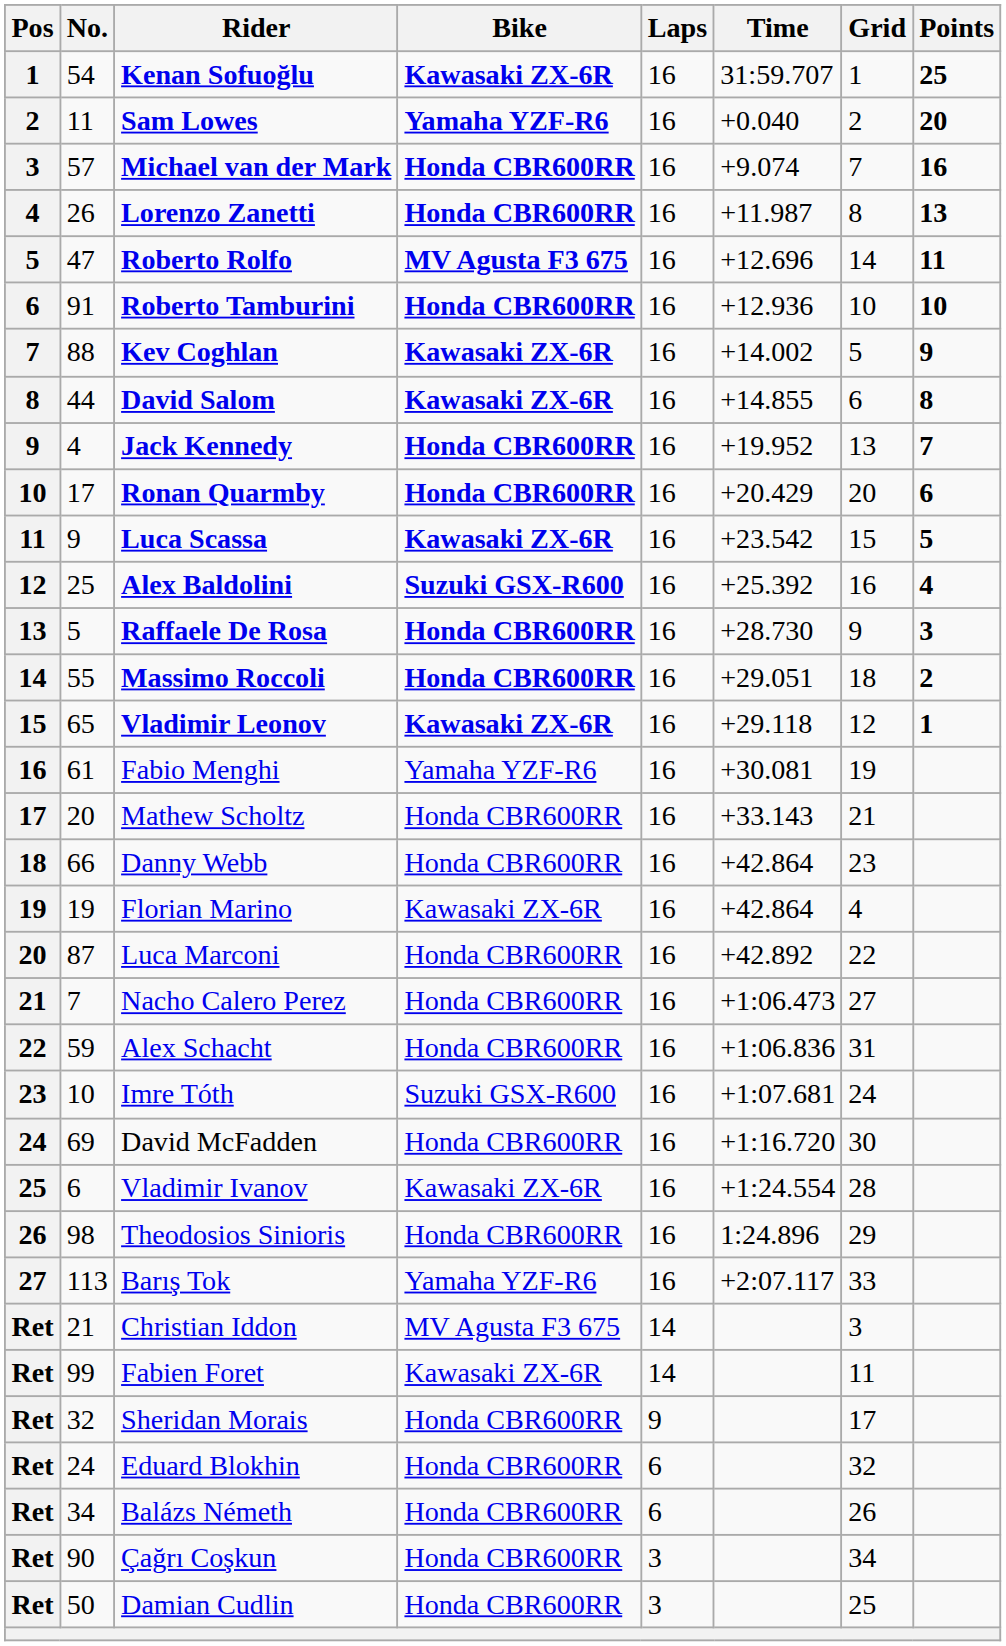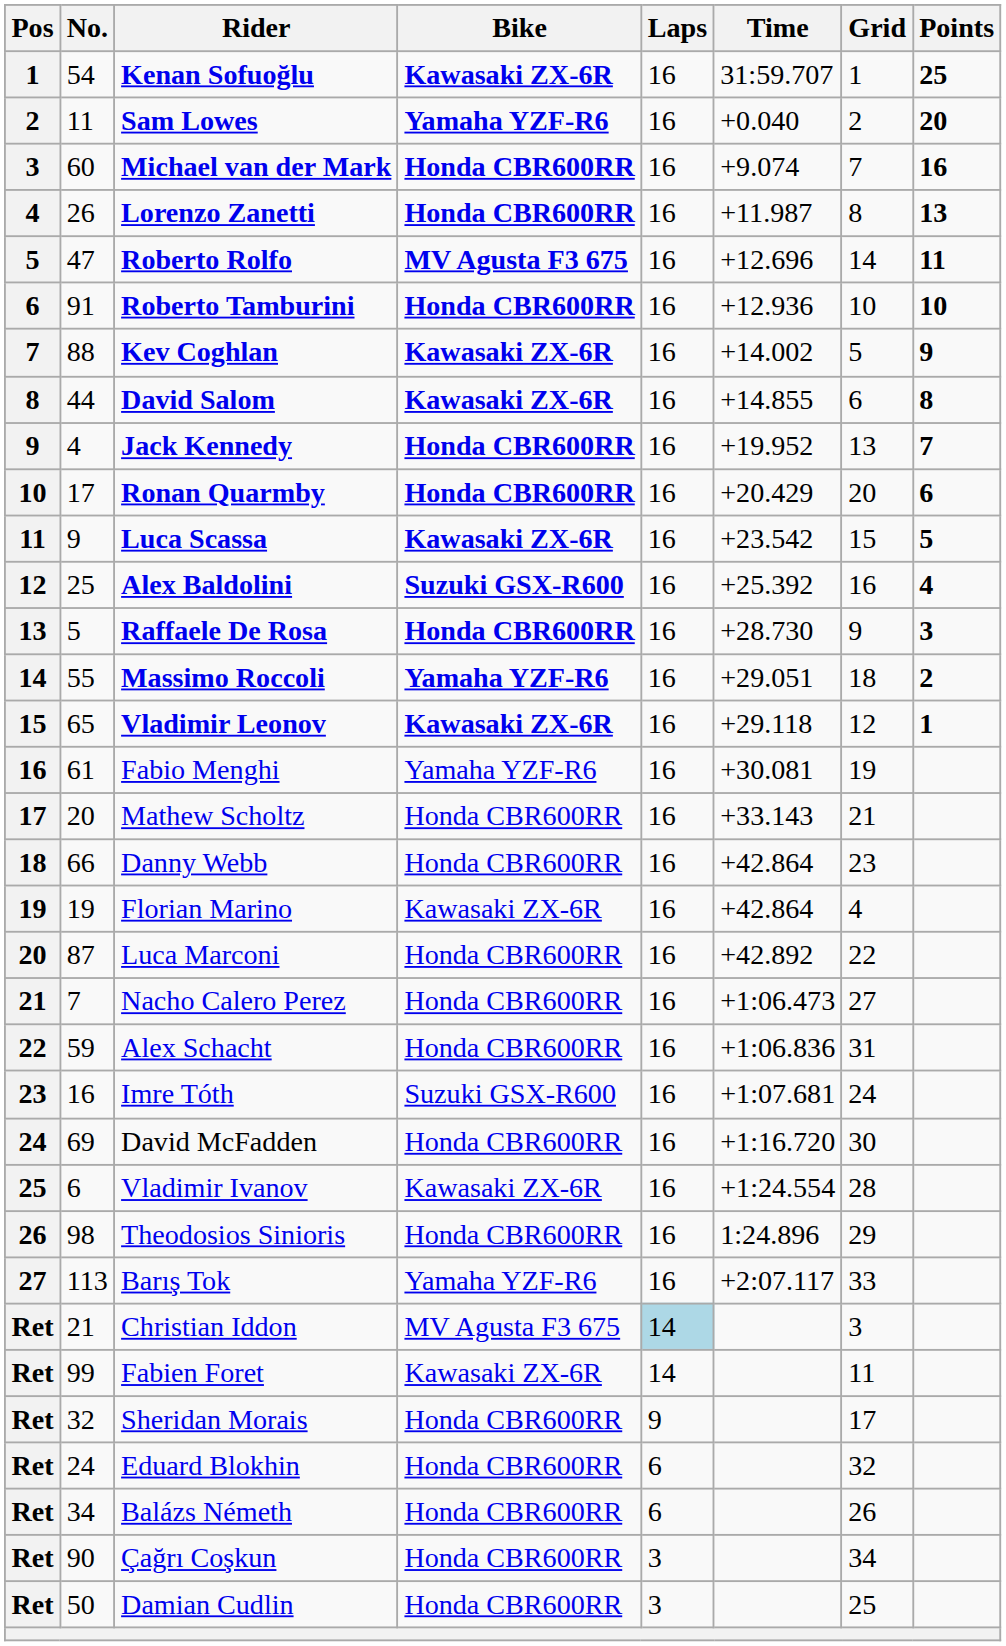(81, 166) 57 -> (81, 166) 60
(520, 676) Honda CBR600RR -> (507, 676) Yamaha YZF-R6
(81, 1094) 10 -> (81, 1094) 16
(662, 1326) no background -> (662, 1326) lightblue background
